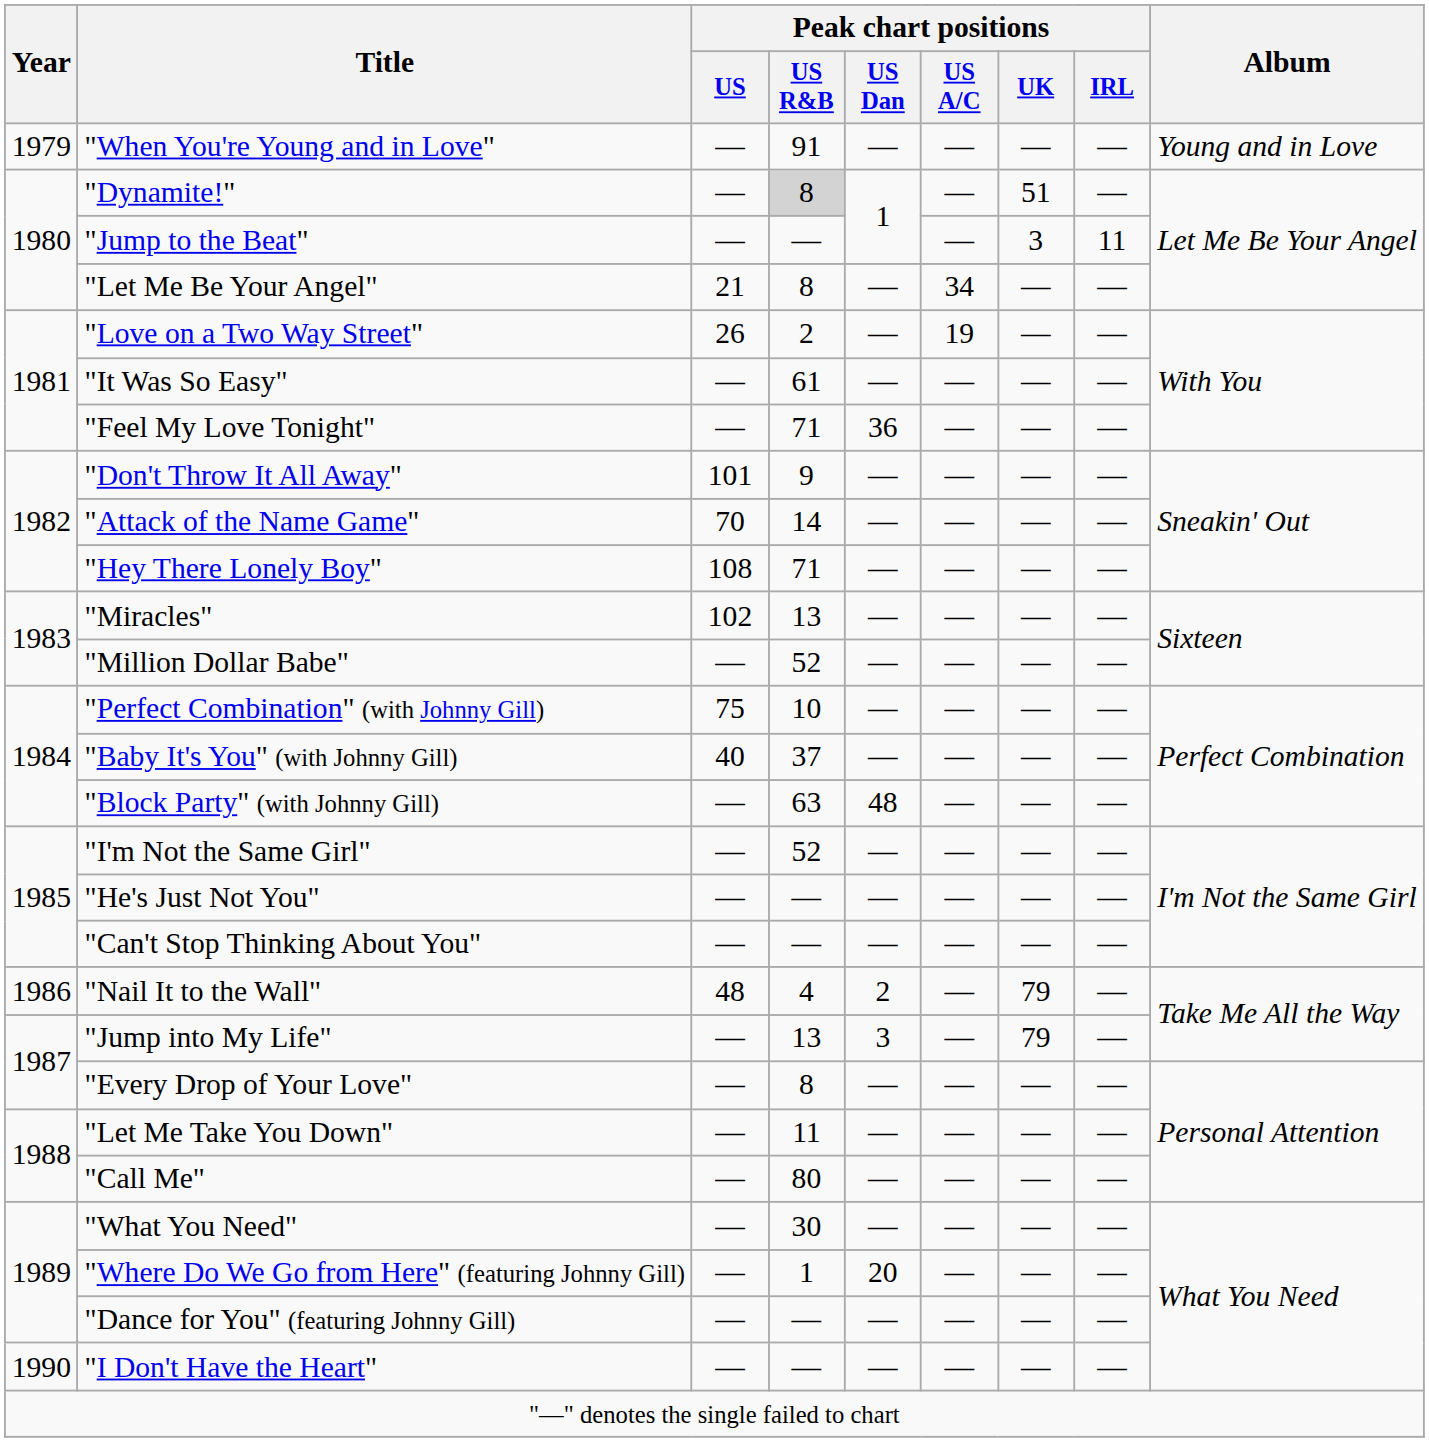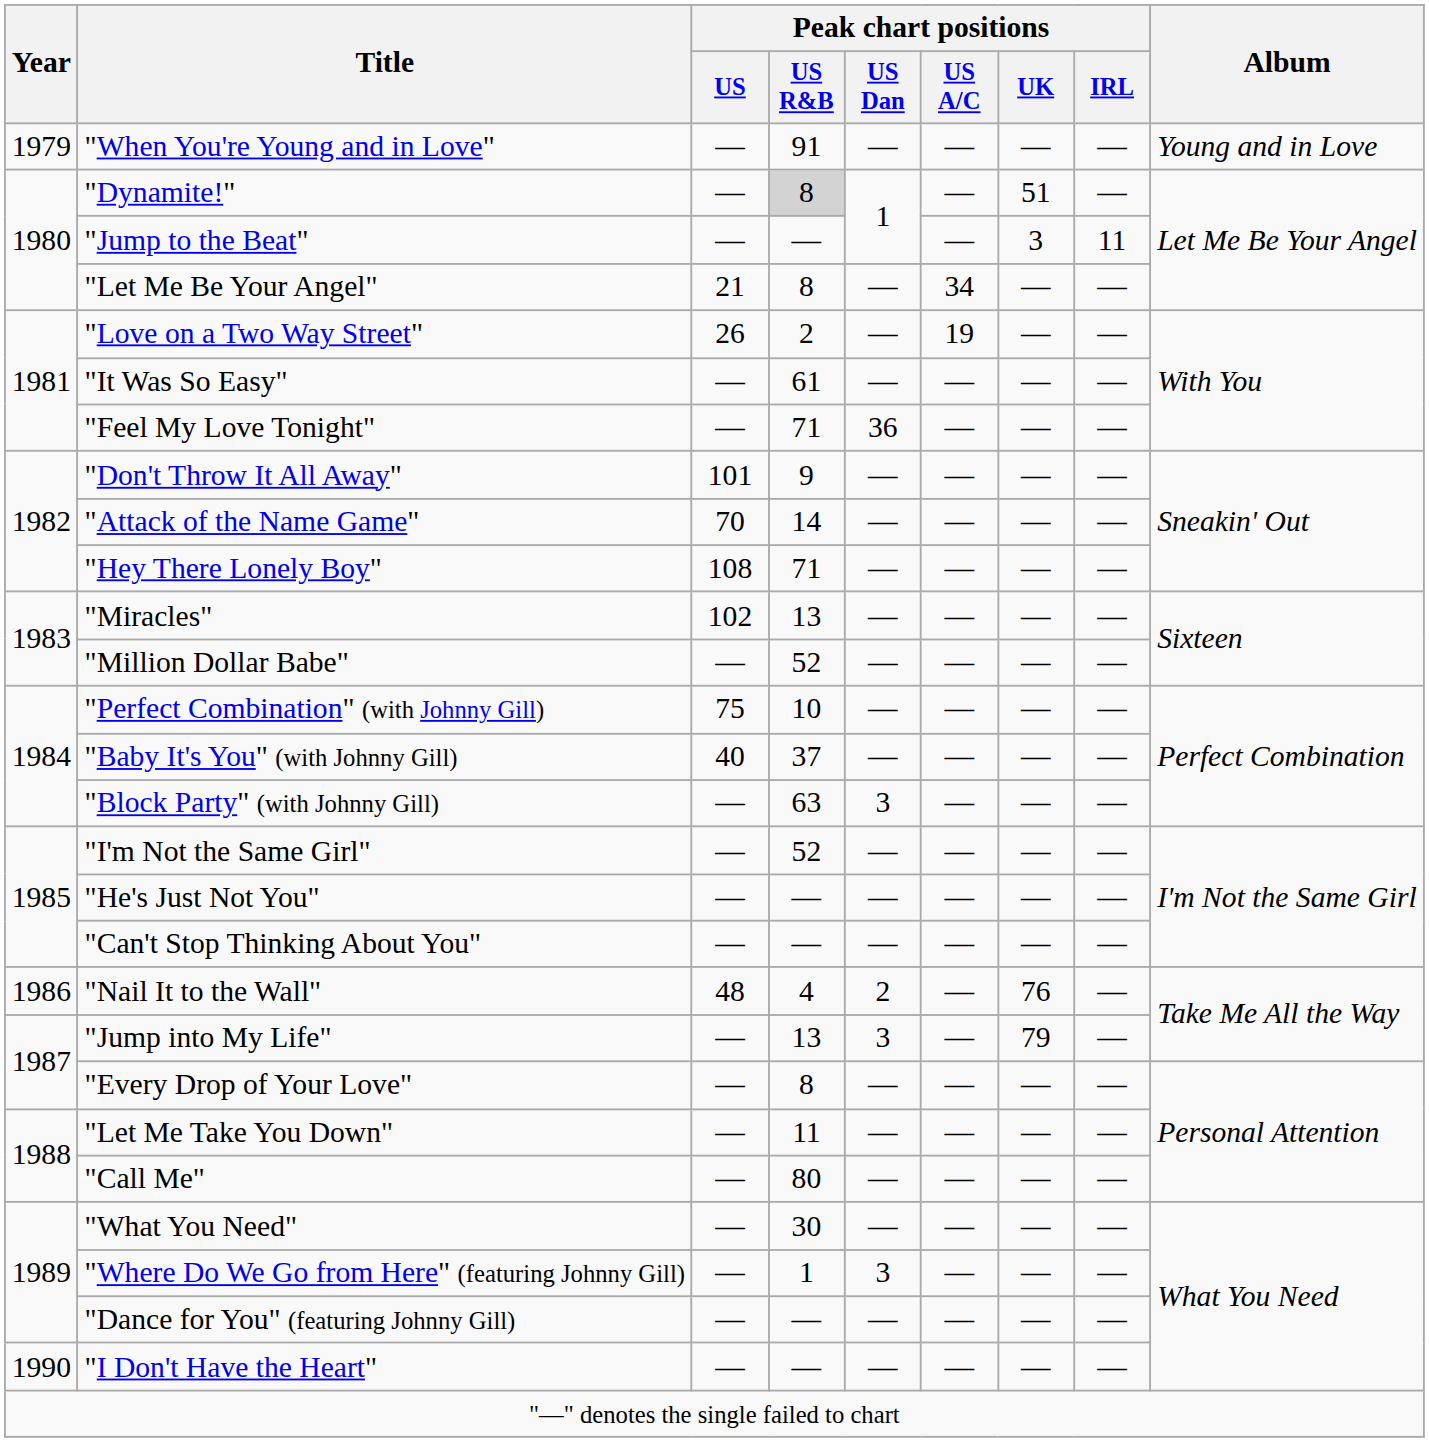(883, 803) 48 -> (883, 803) 3
(1036, 990) 79 -> (1036, 990) 76
(883, 1272) 20 -> (883, 1272) 3
